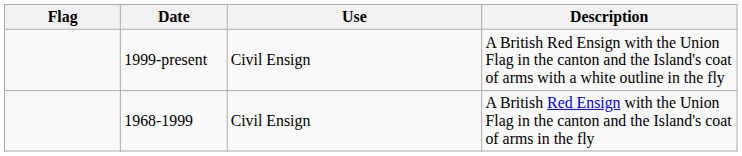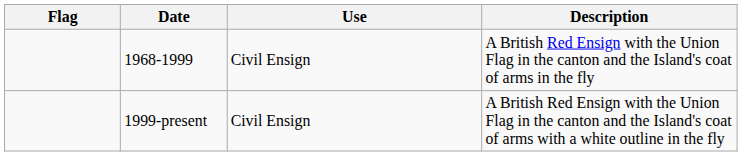rows swapped: (159, 120) <-> (166, 60)
